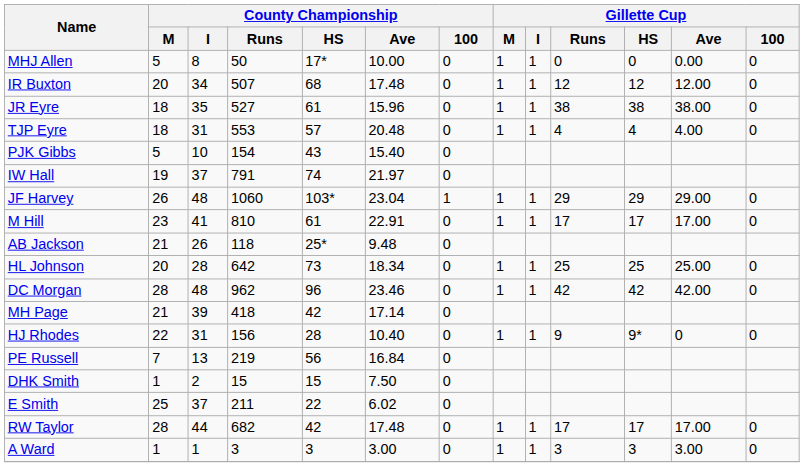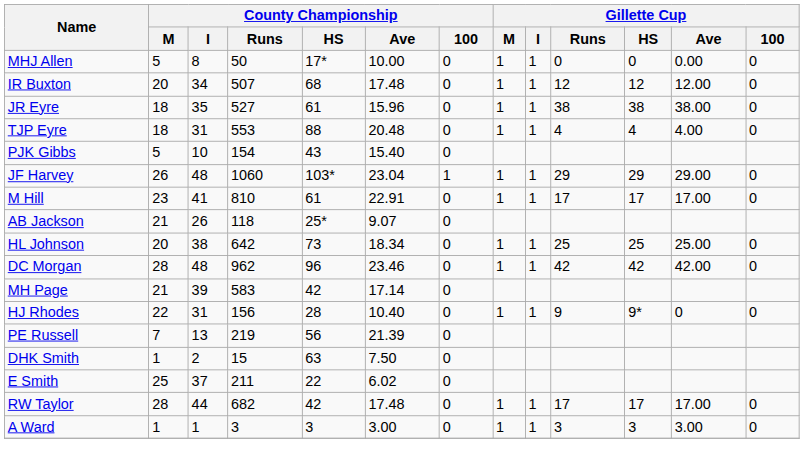(313, 130) 57 -> (313, 130) 88
- row: (31, 175)
(382, 244) 9.48 -> (382, 221) 9.07
(200, 267) 28 -> (200, 244) 38
(243, 312) 418 -> (243, 289) 583
(386, 358) 16.84 -> (386, 335) 21.39
(313, 381) 15 -> (313, 358) 63
